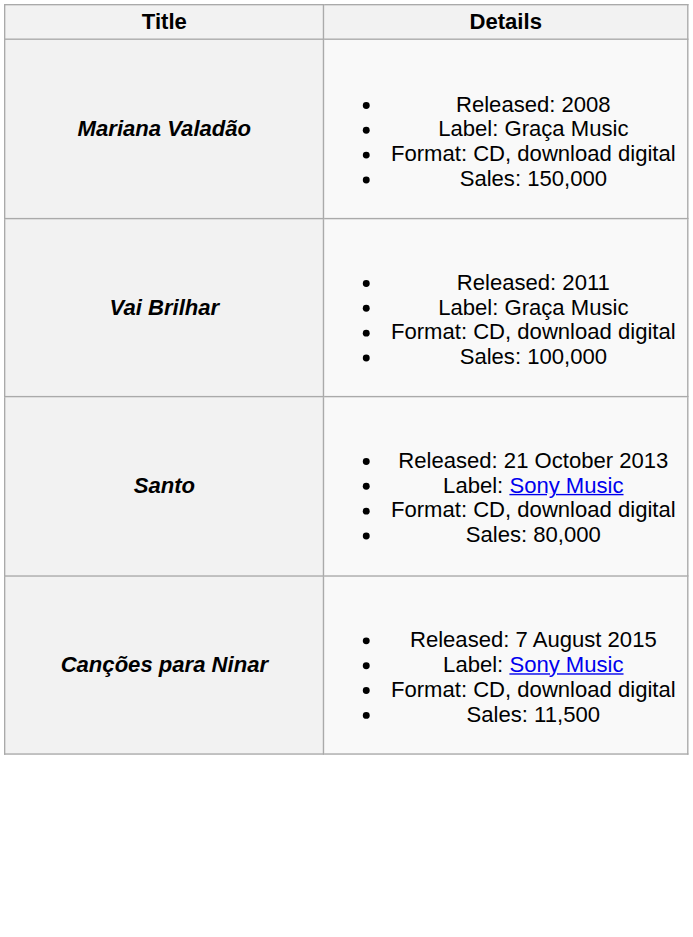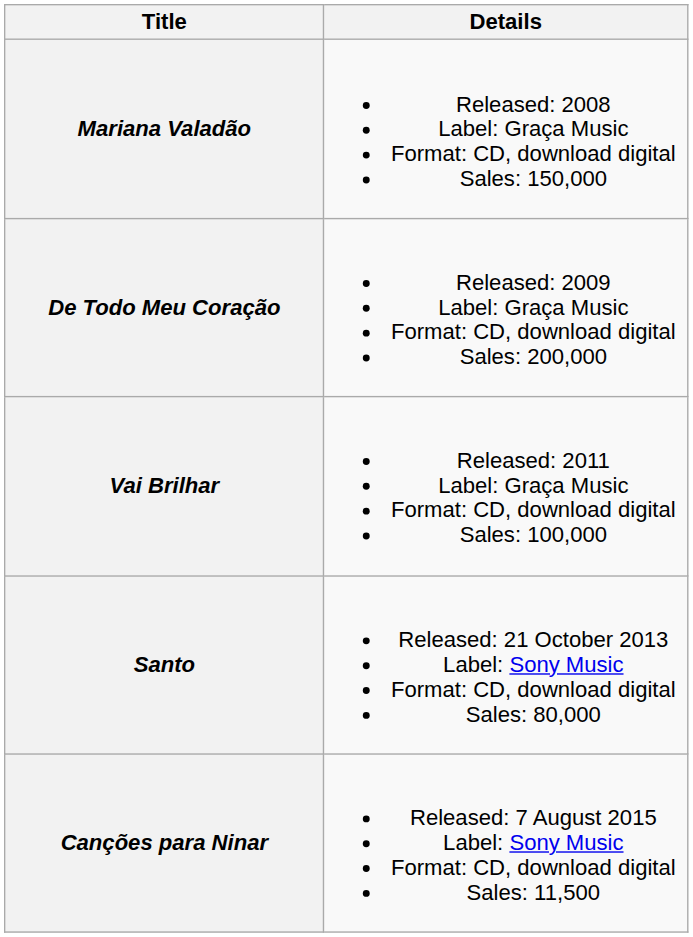+ row: (164, 307)
